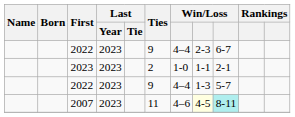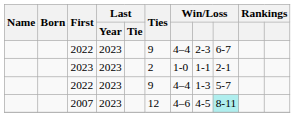(153, 103) 11 -> (153, 103) 12
(203, 103) lightyellow background -> (203, 103) no background
